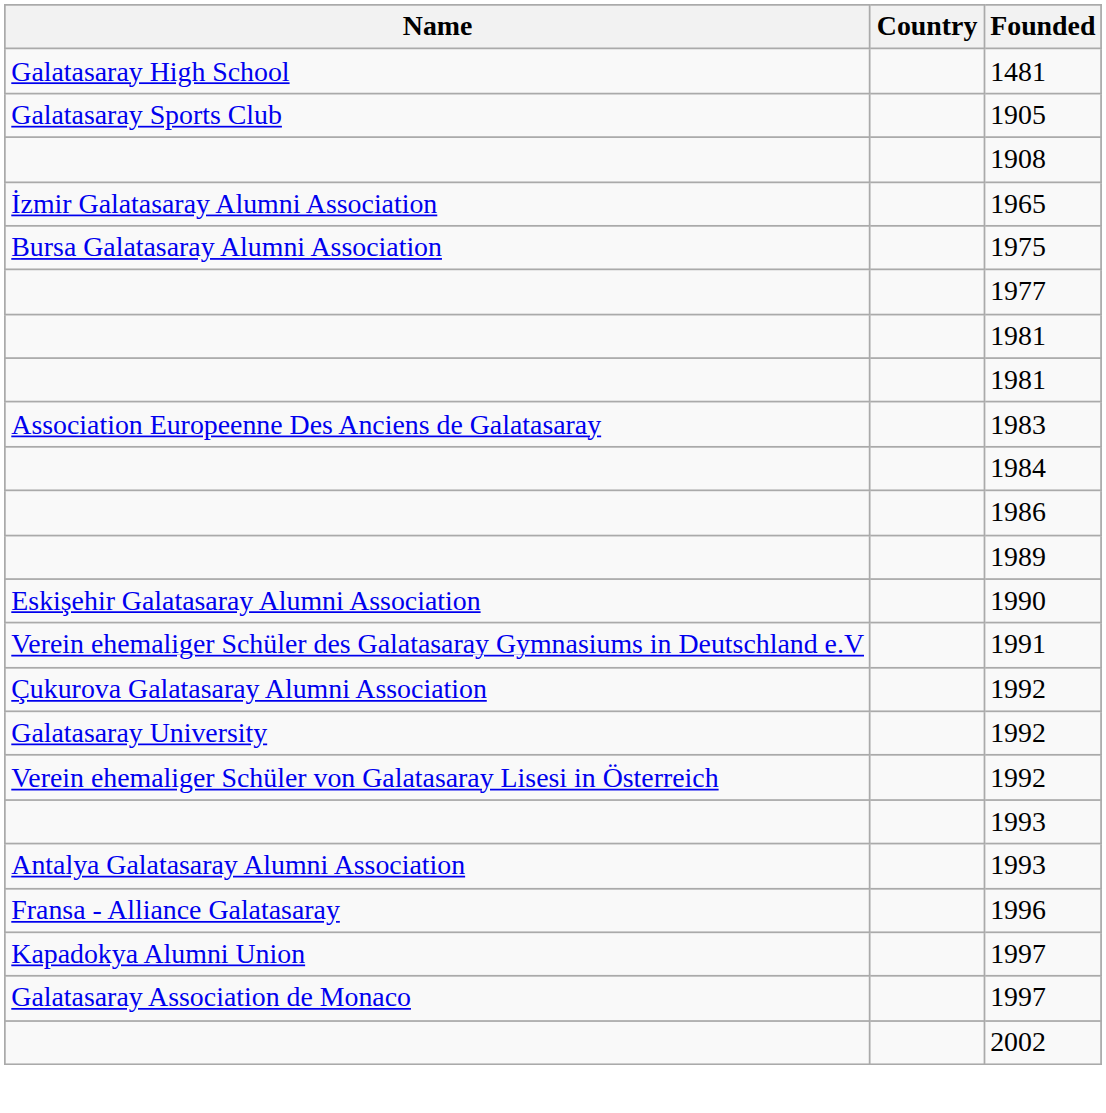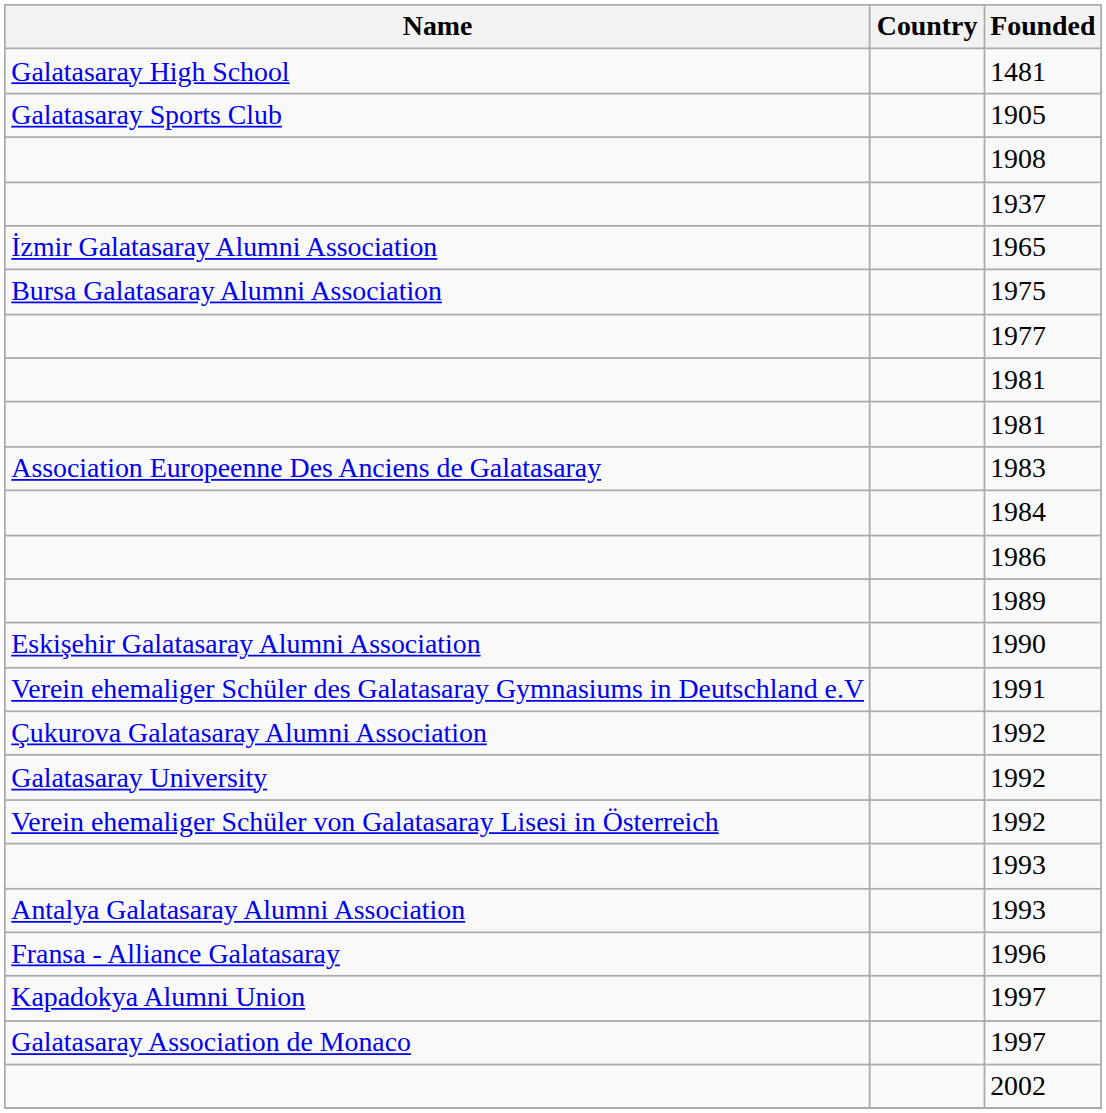+ row: (438, 204)
